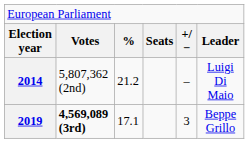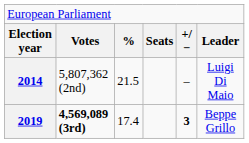(128, 81) 21.2 -> (128, 81) 21.5
(128, 121) 17.1 -> (128, 121) 17.4
(187, 121) normal -> (187, 121) bold
